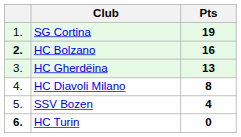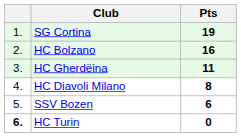(18, 50) bold -> (18, 50) normal
(208, 68) 13 -> (208, 68) 11
(208, 104) 4 -> (208, 104) 6
